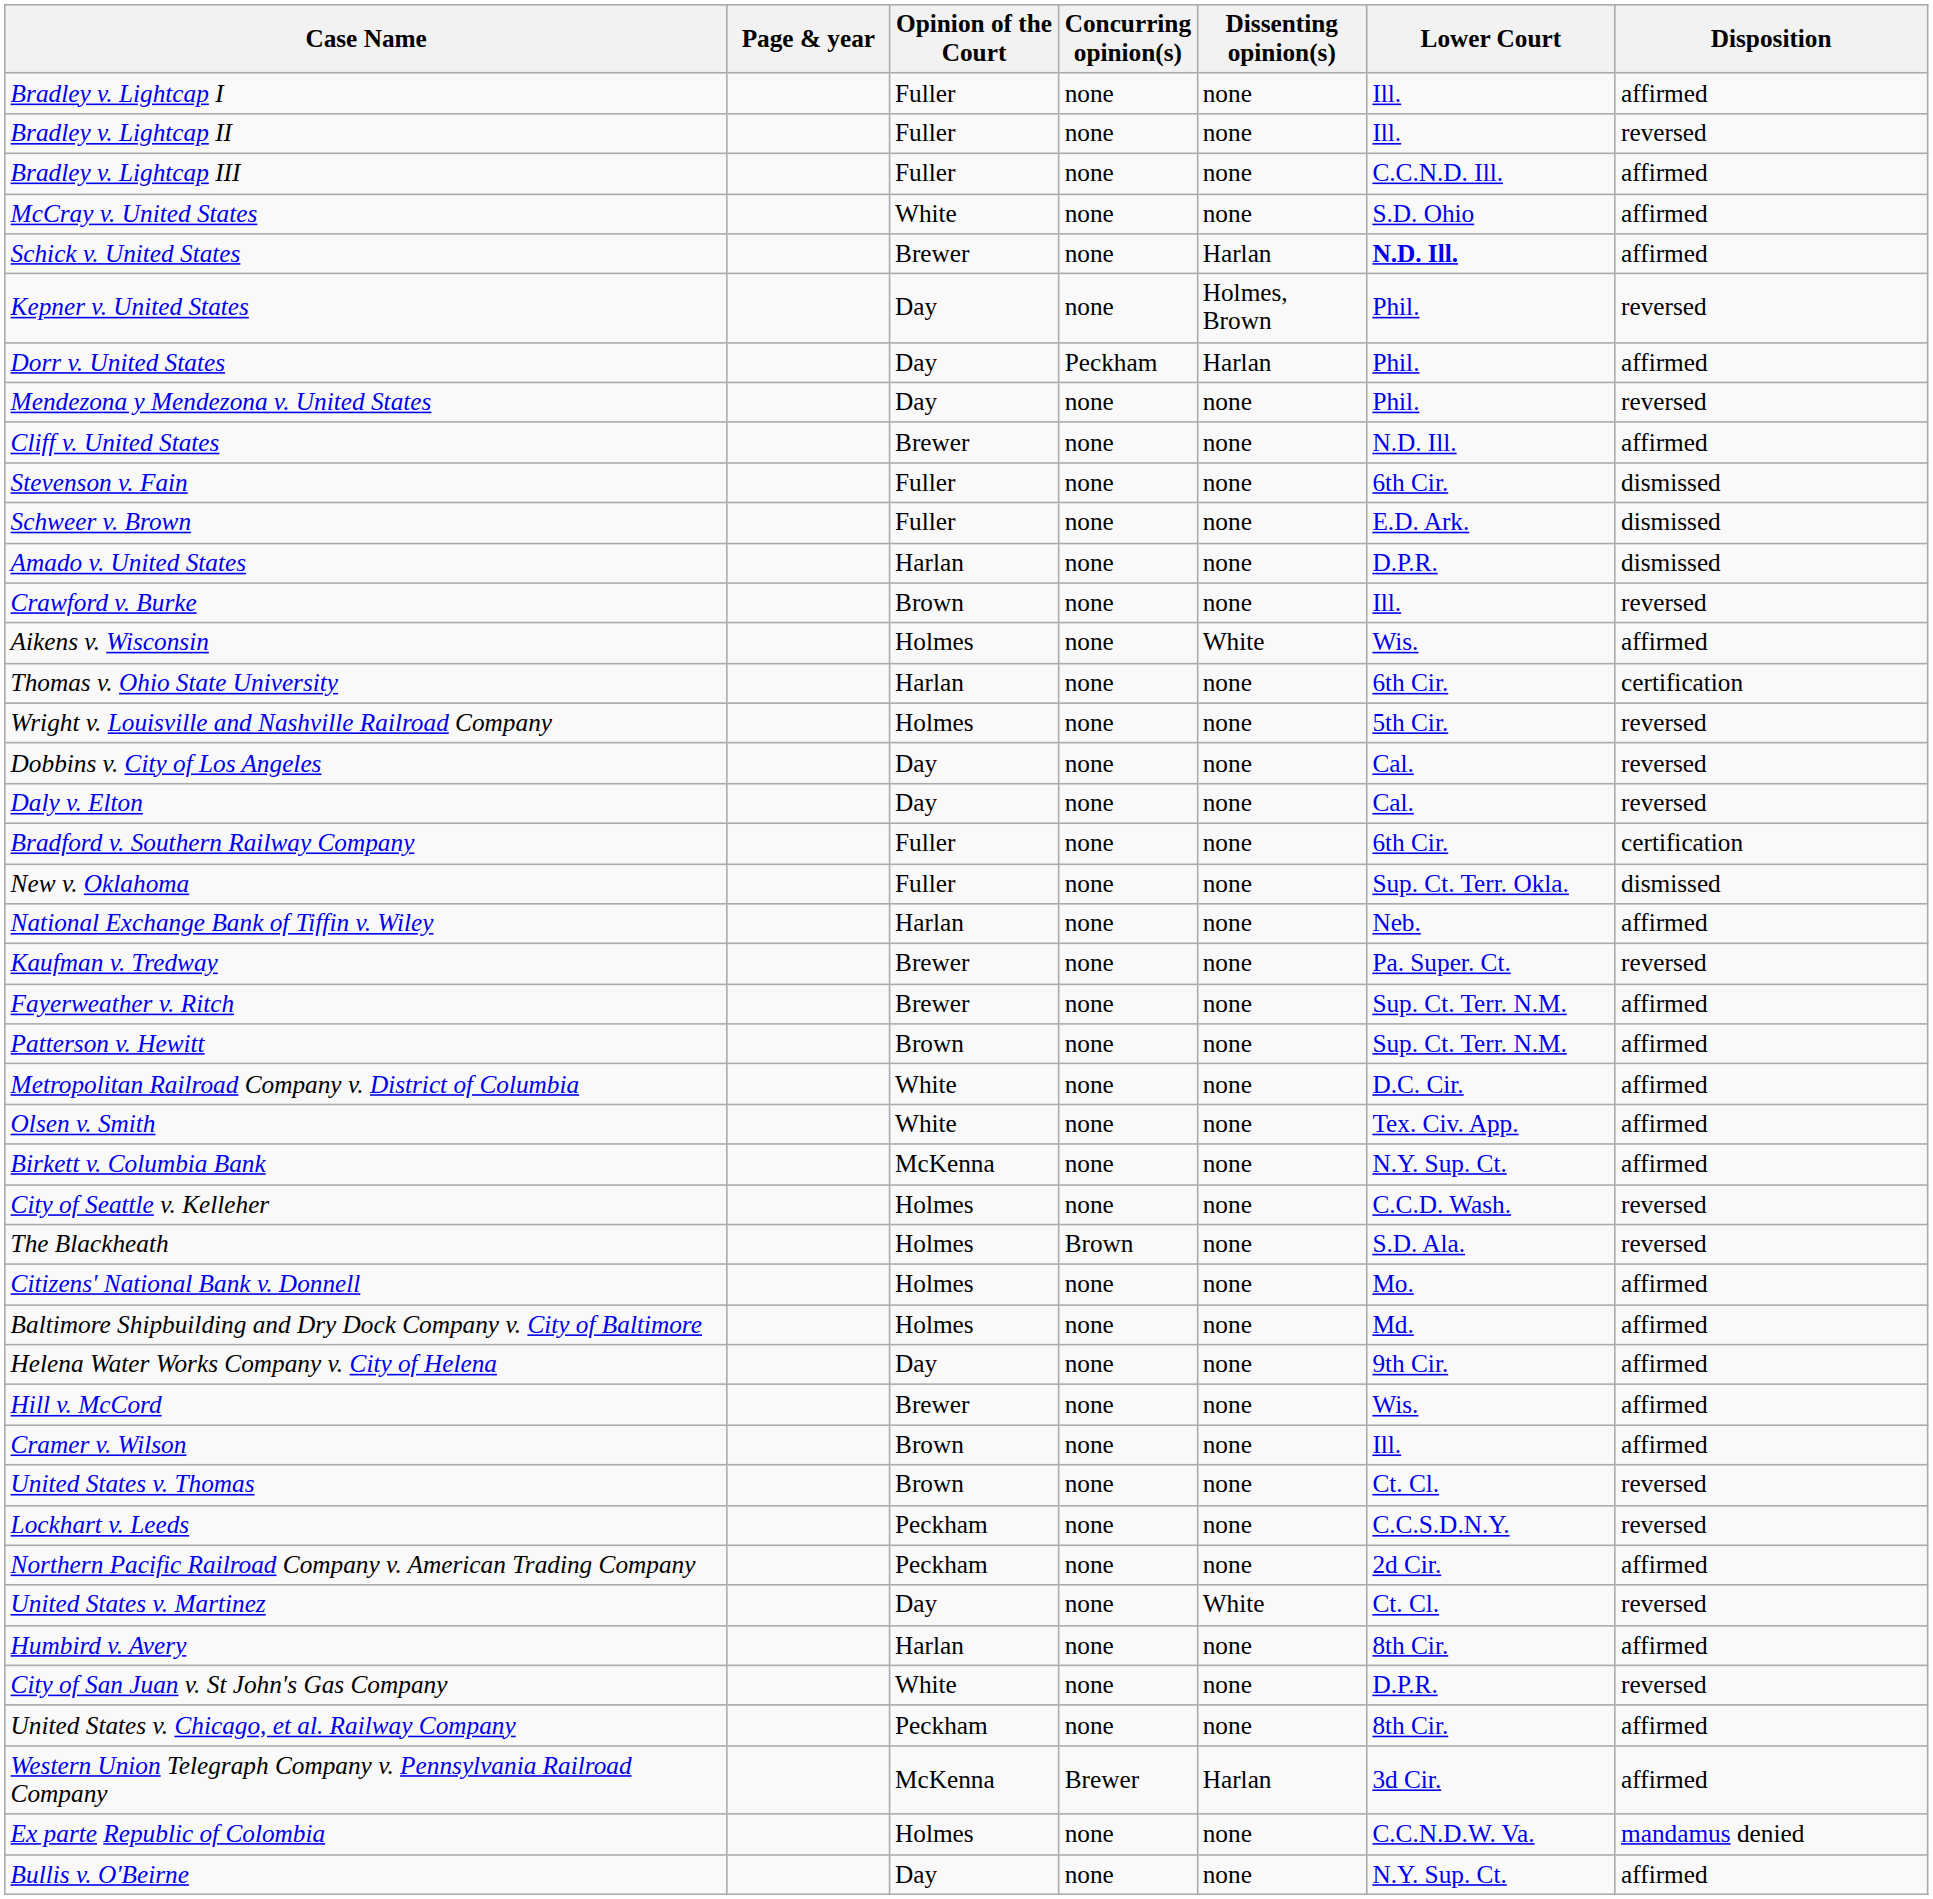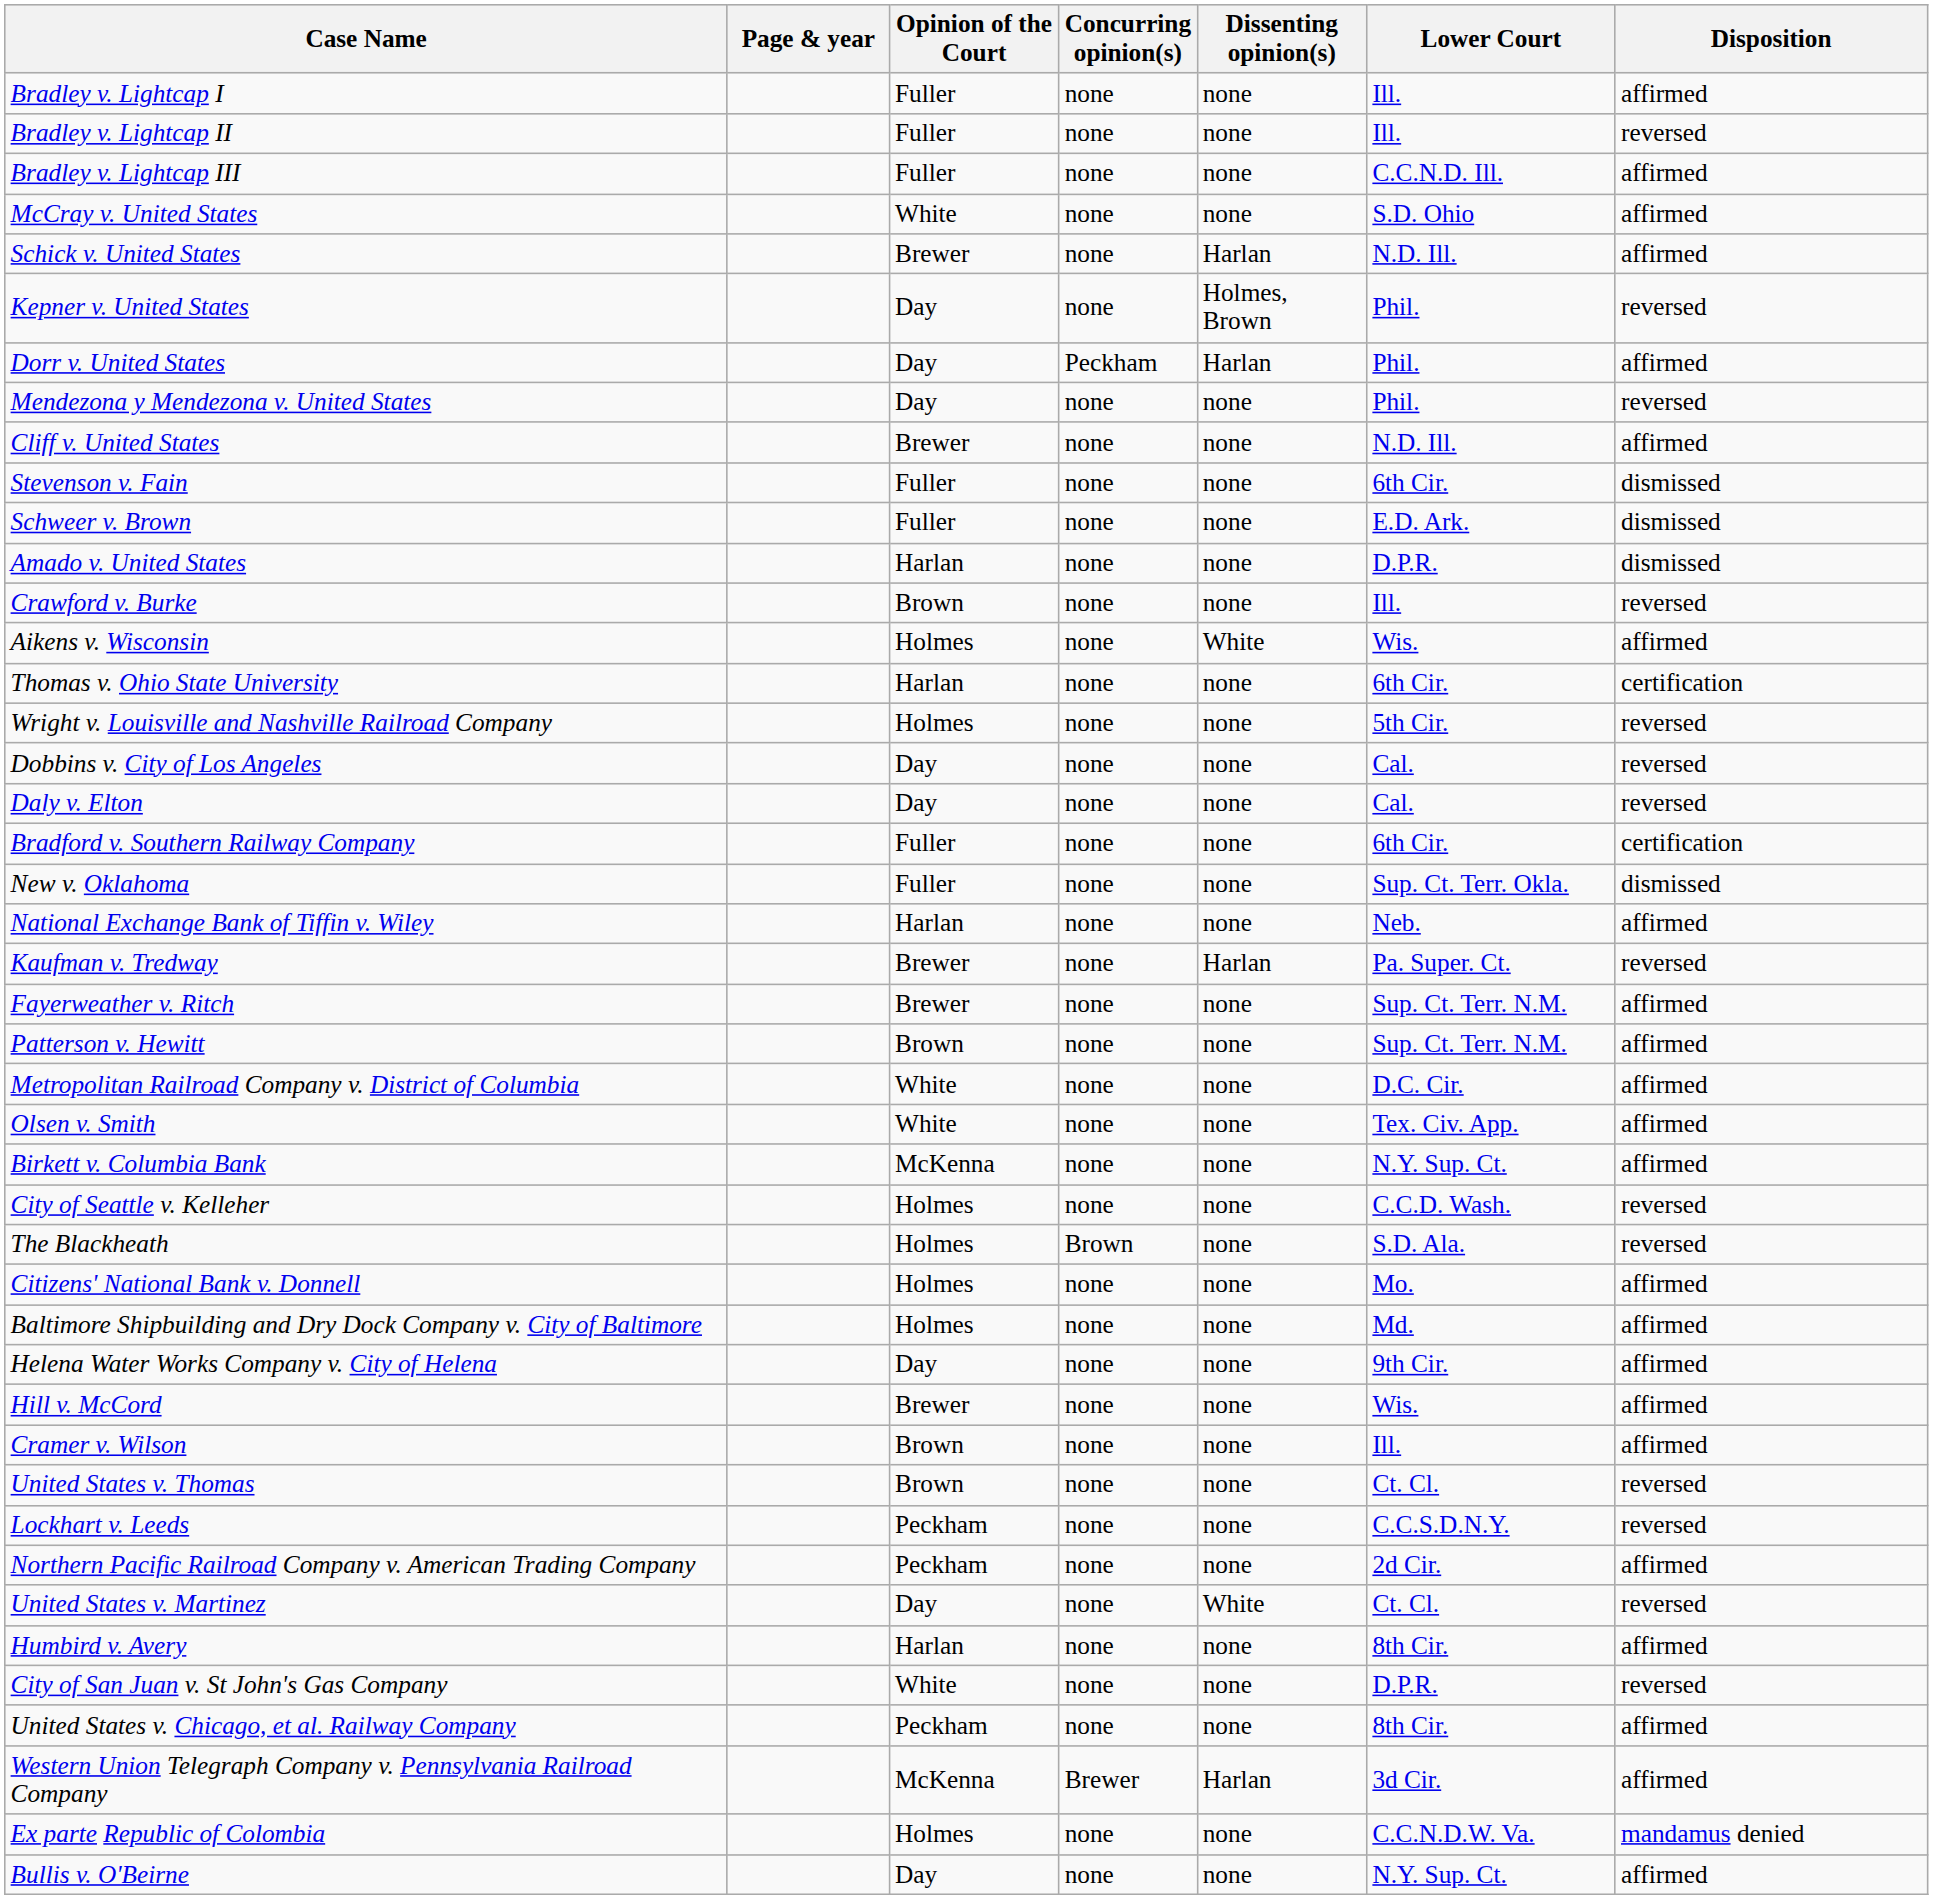(1415, 253) bold -> (1415, 253) normal
(1227, 963) none -> (1237, 963) Harlan
